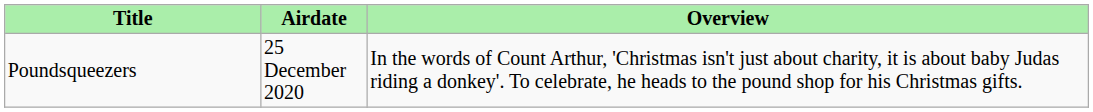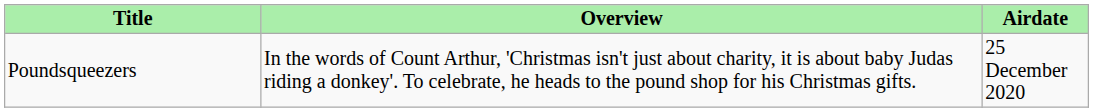columns swapped: (314, 18) <-> (728, 18)
